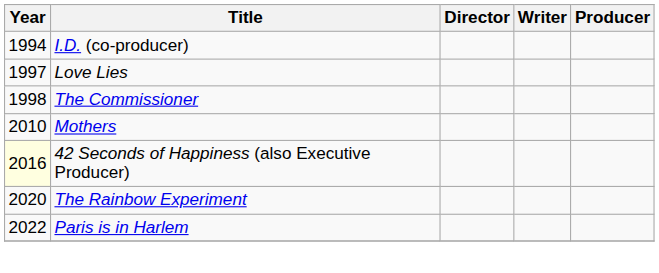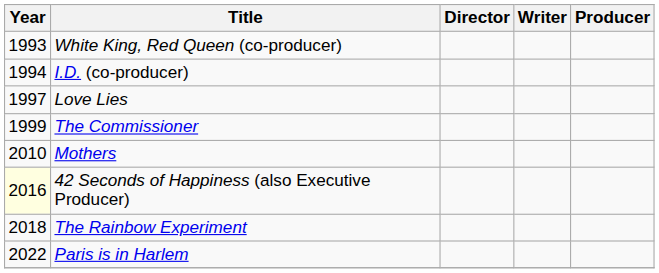+ row: (198, 45)
(28, 99) 1998 -> (28, 126) 1999
(28, 200) 2020 -> (28, 227) 2018
